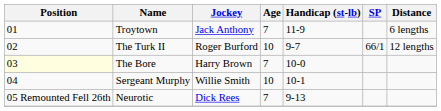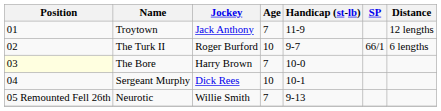(409, 30) 6 lengths -> (412, 30) 12 lengths
(412, 47) 12 lengths -> (409, 47) 6 lengths
(222, 81) Willie Smith -> (217, 81) Dick Rees
(217, 98) Dick Rees -> (222, 98) Willie Smith
